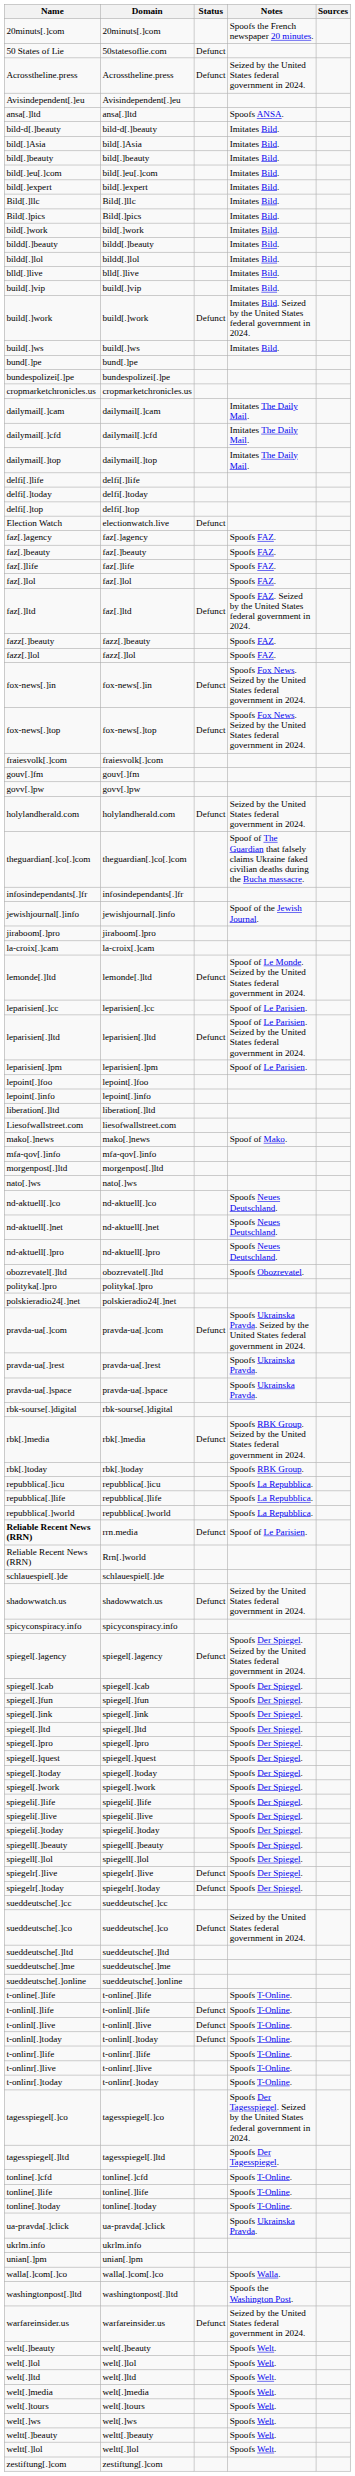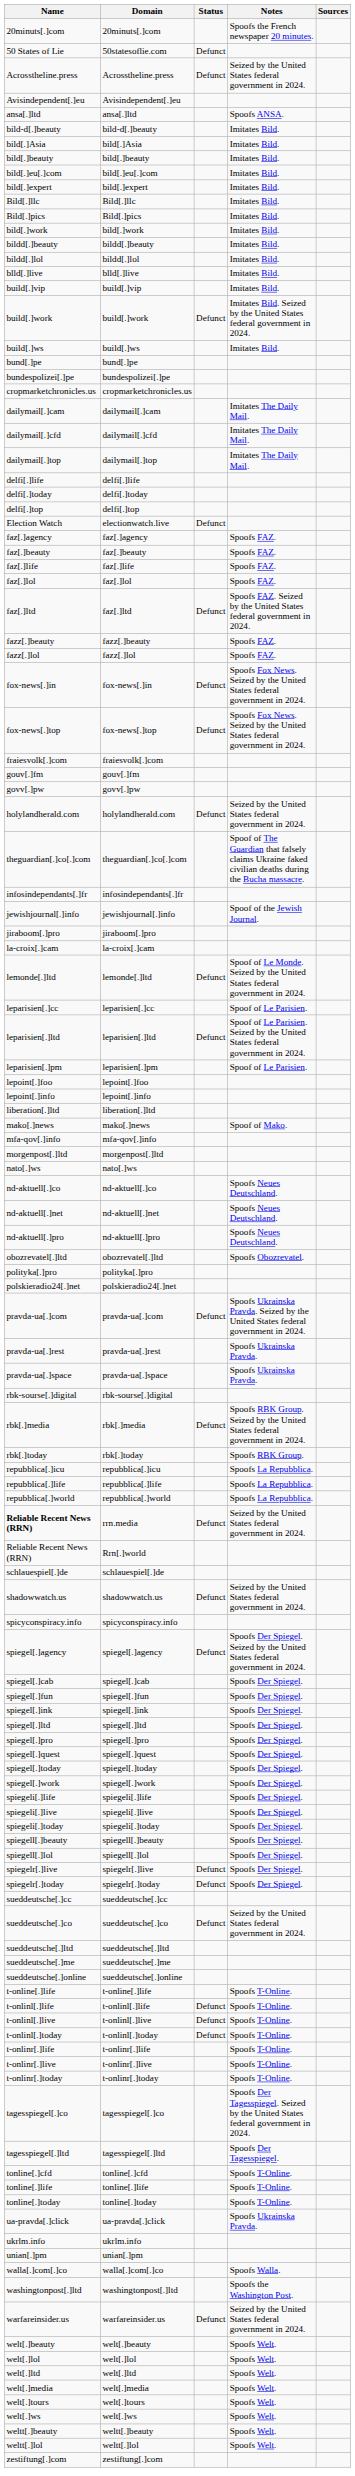- row: (139, 1125)
(268, 1532) Spoof of Le Parisien. -> (268, 1523) Seized by the United States federal government in 2024.
